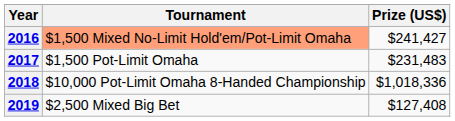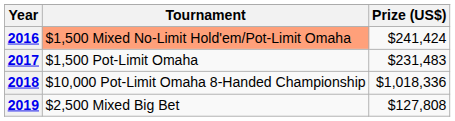(417, 37) $241,427 -> (417, 37) $241,424
(417, 104) $127,408 -> (417, 104) $127,808
